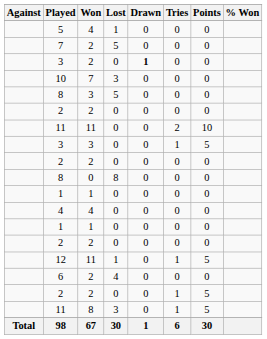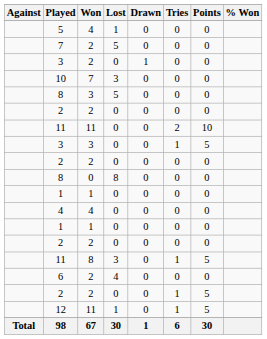(146, 62) bold -> (146, 62) normal
rows swapped: (61, 260) <-> (61, 309)
